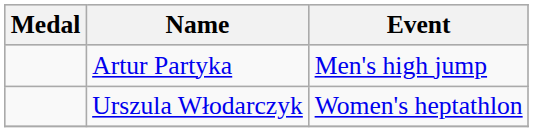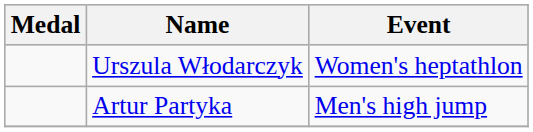rows swapped: (162, 65) <-> (198, 106)
